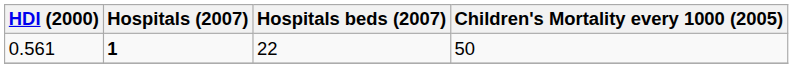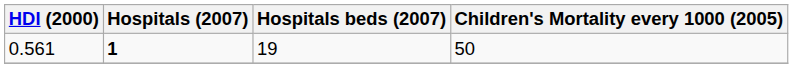(267, 48) 22 -> (267, 48) 19
